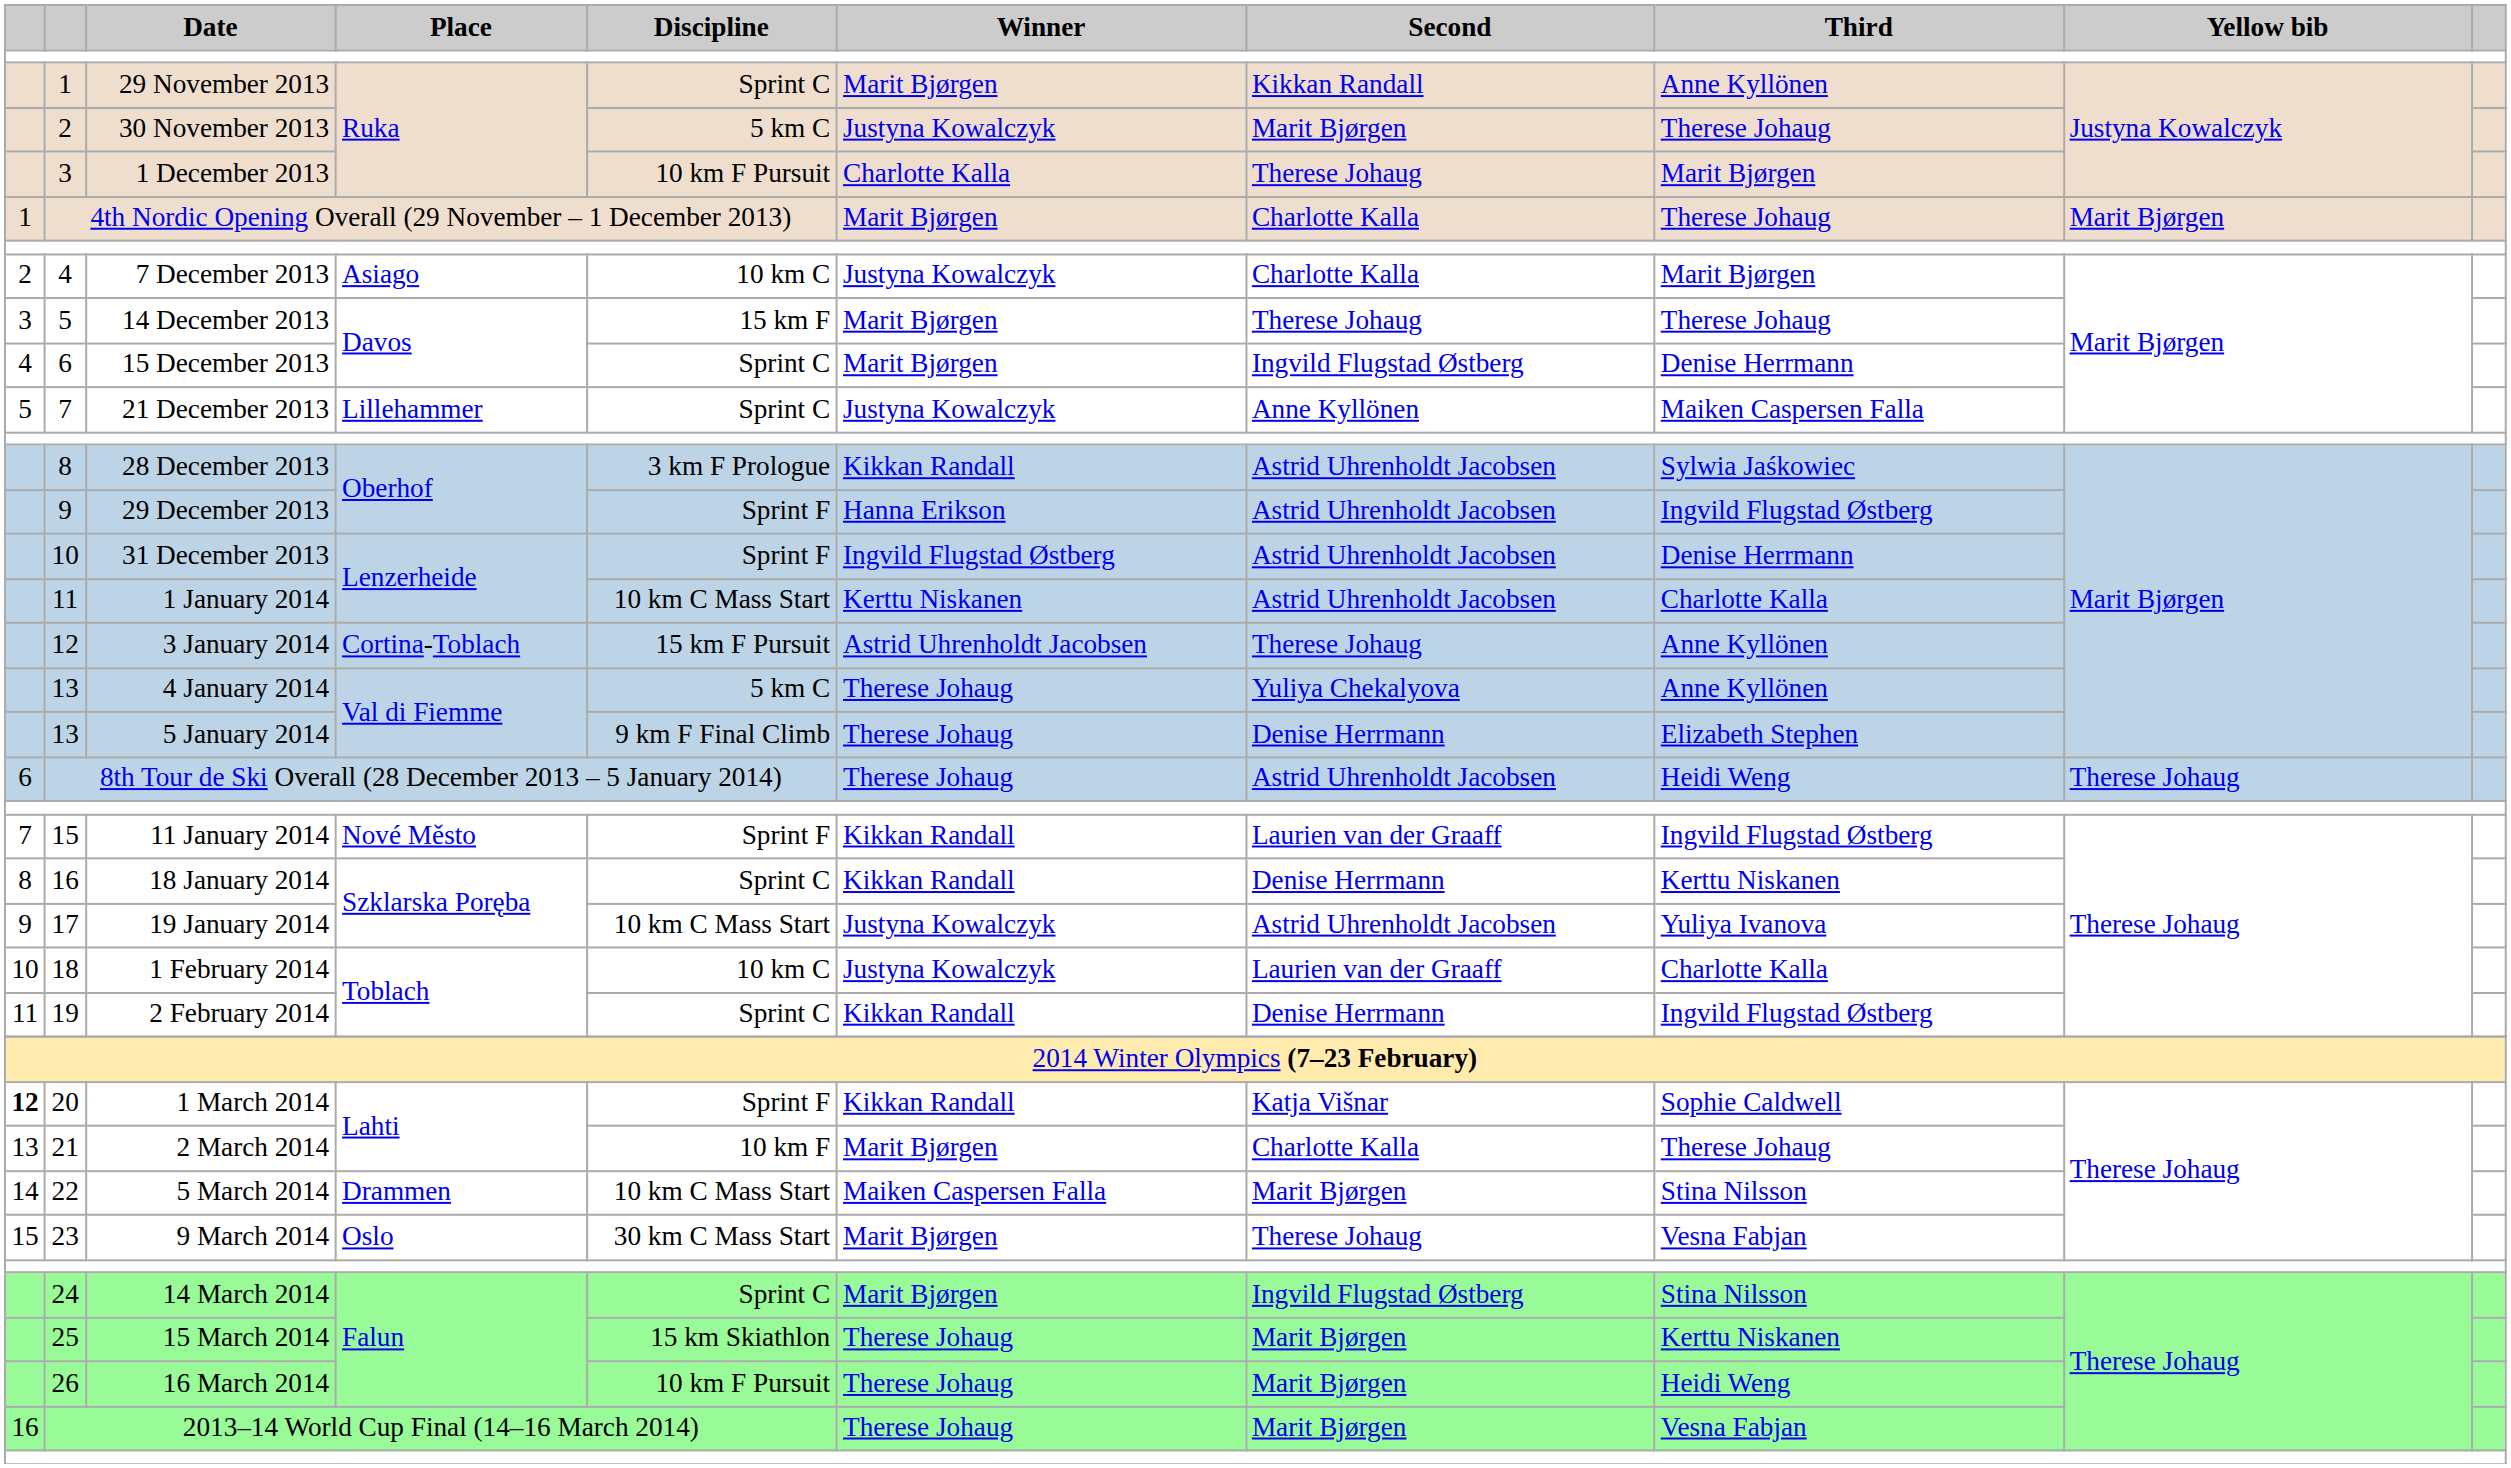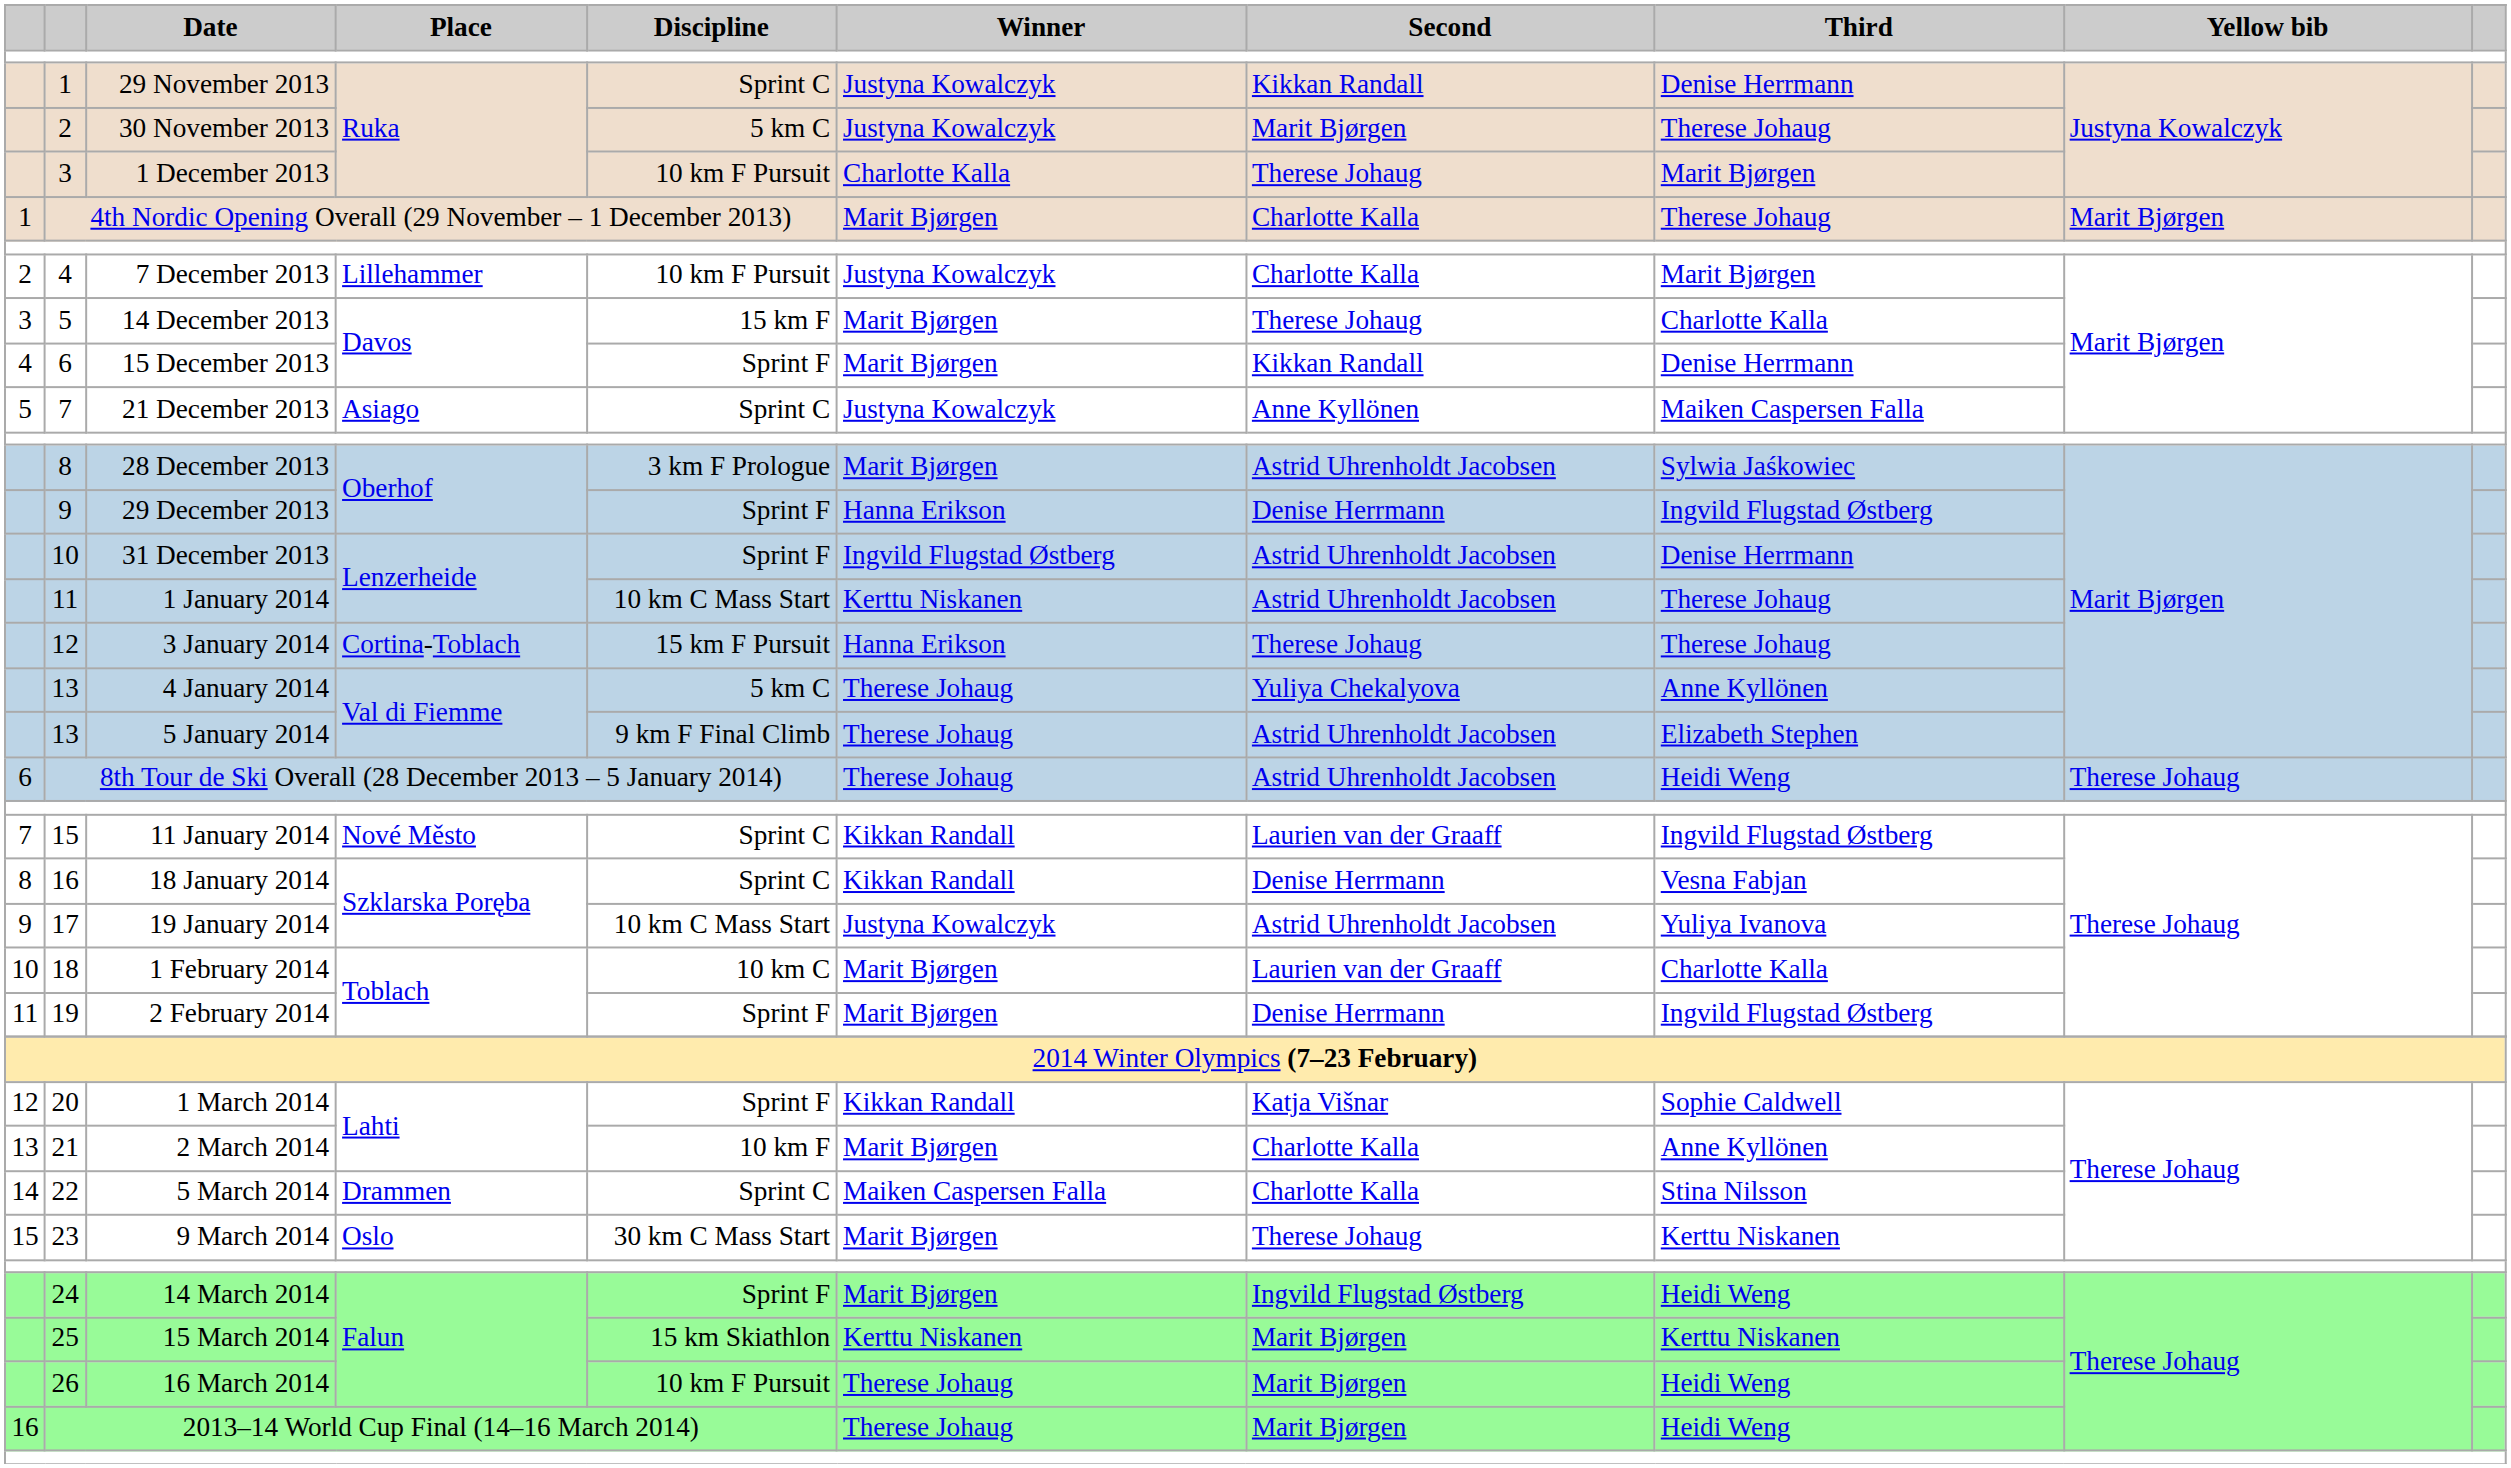(920, 83) Marit Bjørgen -> (949, 83) Justyna Kowalczyk
(1744, 83) Anne Kyllönen -> (1757, 83) Denise Herrmann
(381, 275) Asiago -> (412, 275) Lillehammer
(783, 275) 10 km C -> (743, 275) 10 km F Pursuit
(1746, 319) Therese Johaug -> (1744, 319) Charlotte Kalla
(784, 364) Sprint C -> (786, 364) Sprint F
(1388, 364) Ingvild Flugstad Østberg -> (1338, 364) Kikkan Randall
(412, 408) Lillehammer -> (381, 408) Asiago
(929, 466) Kikkan Randall -> (920, 466) Marit Bjørgen
(1404, 510) Astrid Uhrenholdt Jacobsen -> (1348, 510) Denise Herrmann
(1744, 599) Charlotte Kalla -> (1746, 599) Therese Johaug
(995, 644) Astrid Uhrenholdt Jacobsen -> (924, 644) Hanna Erikson
(1744, 644) Anne Kyllönen -> (1746, 644) Therese Johaug
(1348, 733) Denise Herrmann -> (1404, 733) Astrid Uhrenholdt Jacobsen
(786, 835) Sprint F -> (784, 835) Sprint C
(1750, 879) Kerttu Niskanen -> (1734, 879) Vesna Fabjan
(949, 969) Justyna Kowalczyk -> (920, 969) Marit Bjørgen
(784, 1013) Sprint C -> (786, 1013) Sprint F
(929, 1013) Kikkan Randall -> (920, 1013) Marit Bjørgen
(25, 1102) bold -> (25, 1102) normal
(1746, 1147) Therese Johaug -> (1744, 1147) Anne Kyllönen
(722, 1191) 10 km C Mass Start -> (784, 1191) Sprint C
(1329, 1191) Marit Bjørgen -> (1335, 1191) Charlotte Kalla
(1734, 1236) Vesna Fabjan -> (1750, 1236) Kerttu Niskanen
(784, 1293) Sprint C -> (786, 1293) Sprint F
(1734, 1293) Stina Nilsson -> (1726, 1293) Heidi Weng
(928, 1338) Therese Johaug -> (933, 1338) Kerttu Niskanen
(1734, 1427) Vesna Fabjan -> (1726, 1427) Heidi Weng
